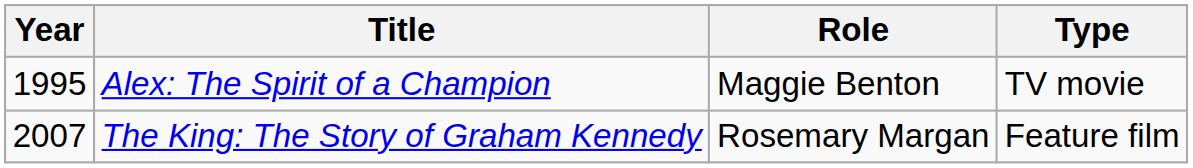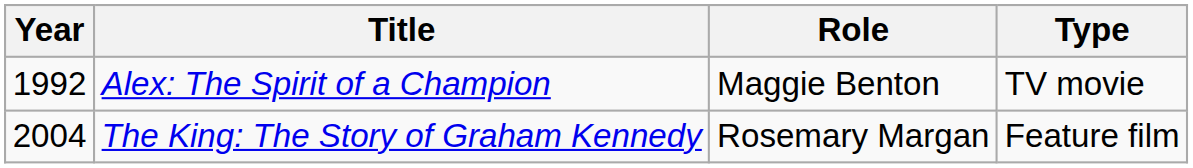(50, 83) 1995 -> (50, 83) 1992
(50, 135) 2007 -> (50, 135) 2004
